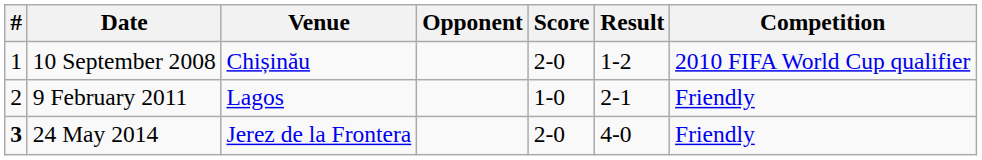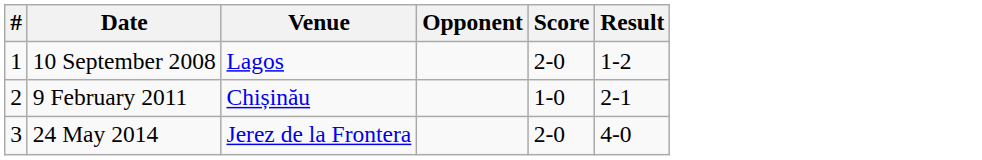- column: (823, 23)
(268, 60) Chișinău -> (255, 60) Lagos
(255, 97) Lagos -> (268, 97) Chișinău
(16, 135) bold -> (16, 135) normal
